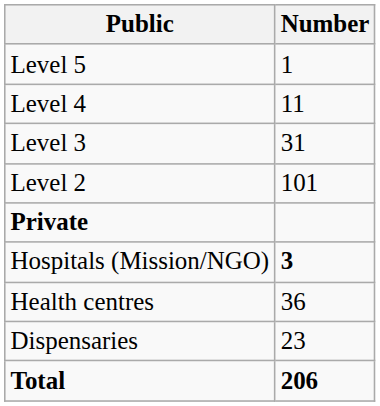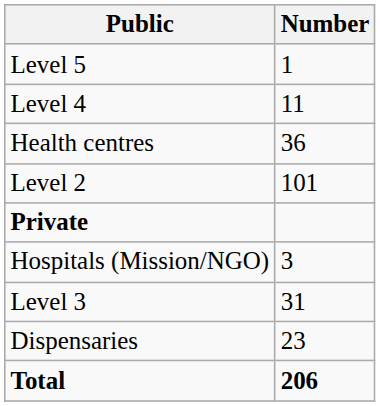rows swapped: (48, 143) <-> (82, 301)
(287, 261) bold -> (287, 261) normal
